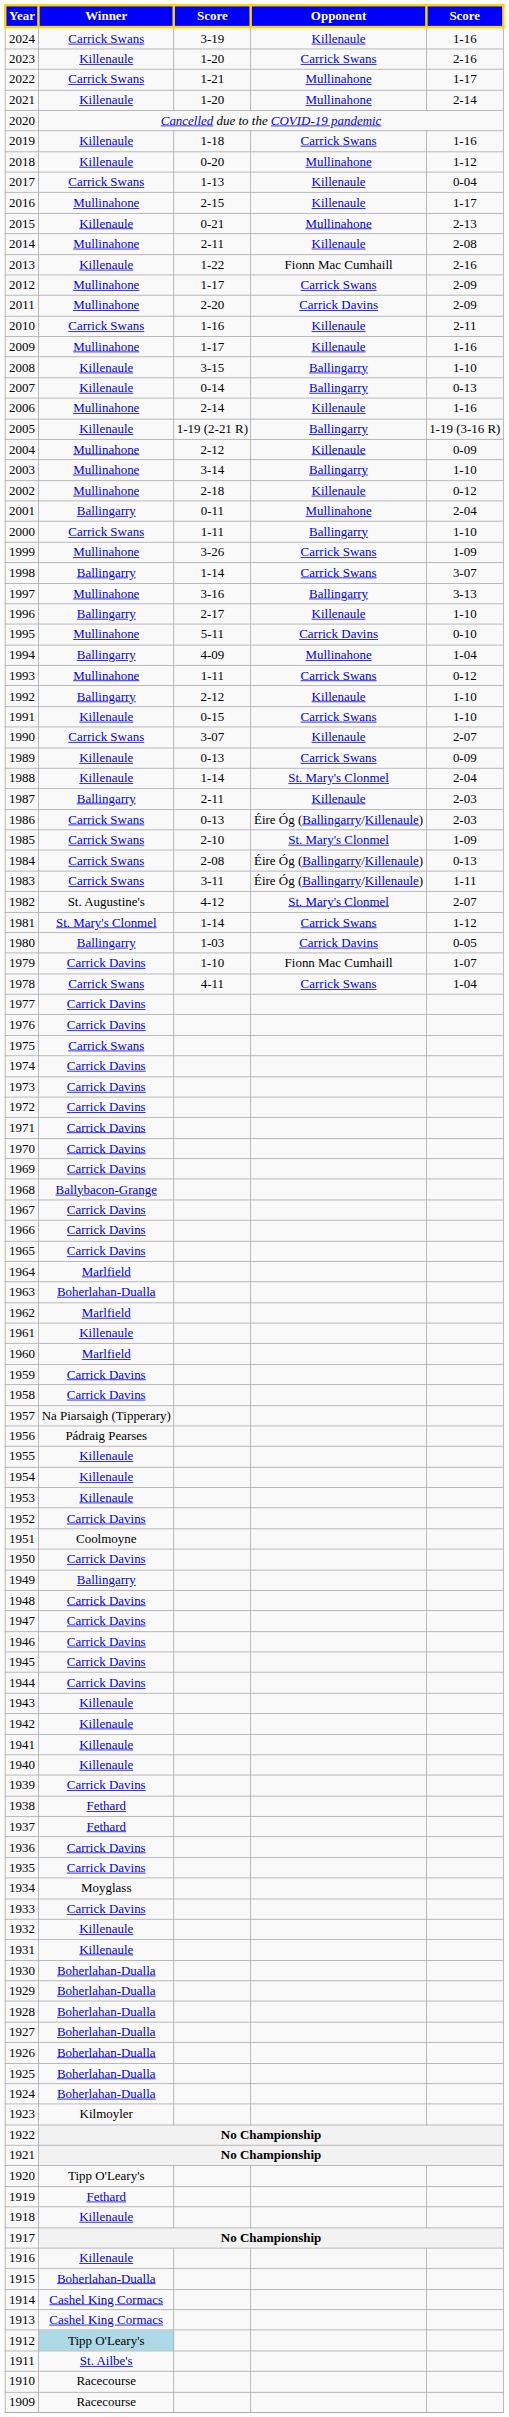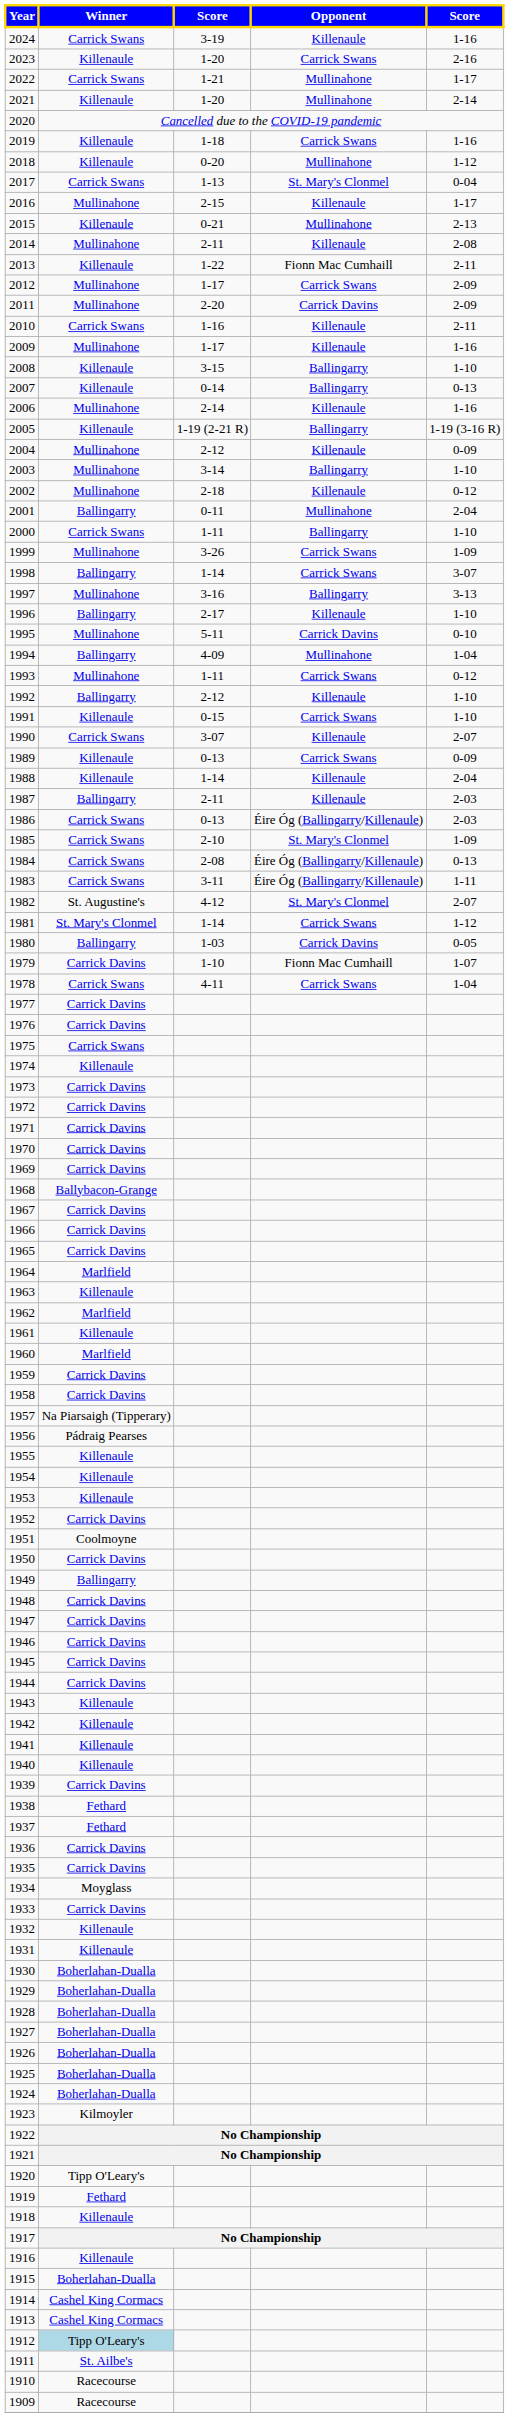(339, 182) Killenaule -> (339, 182) St. Mary's Clonmel
(465, 264) 2-16 -> (465, 264) 2-11
(339, 778) St. Mary's Clonmel -> (339, 778) Killenaule
(106, 1066) Carrick Davins -> (106, 1066) Killenaule
(106, 1292) Boherlahan-Dualla -> (106, 1292) Killenaule
